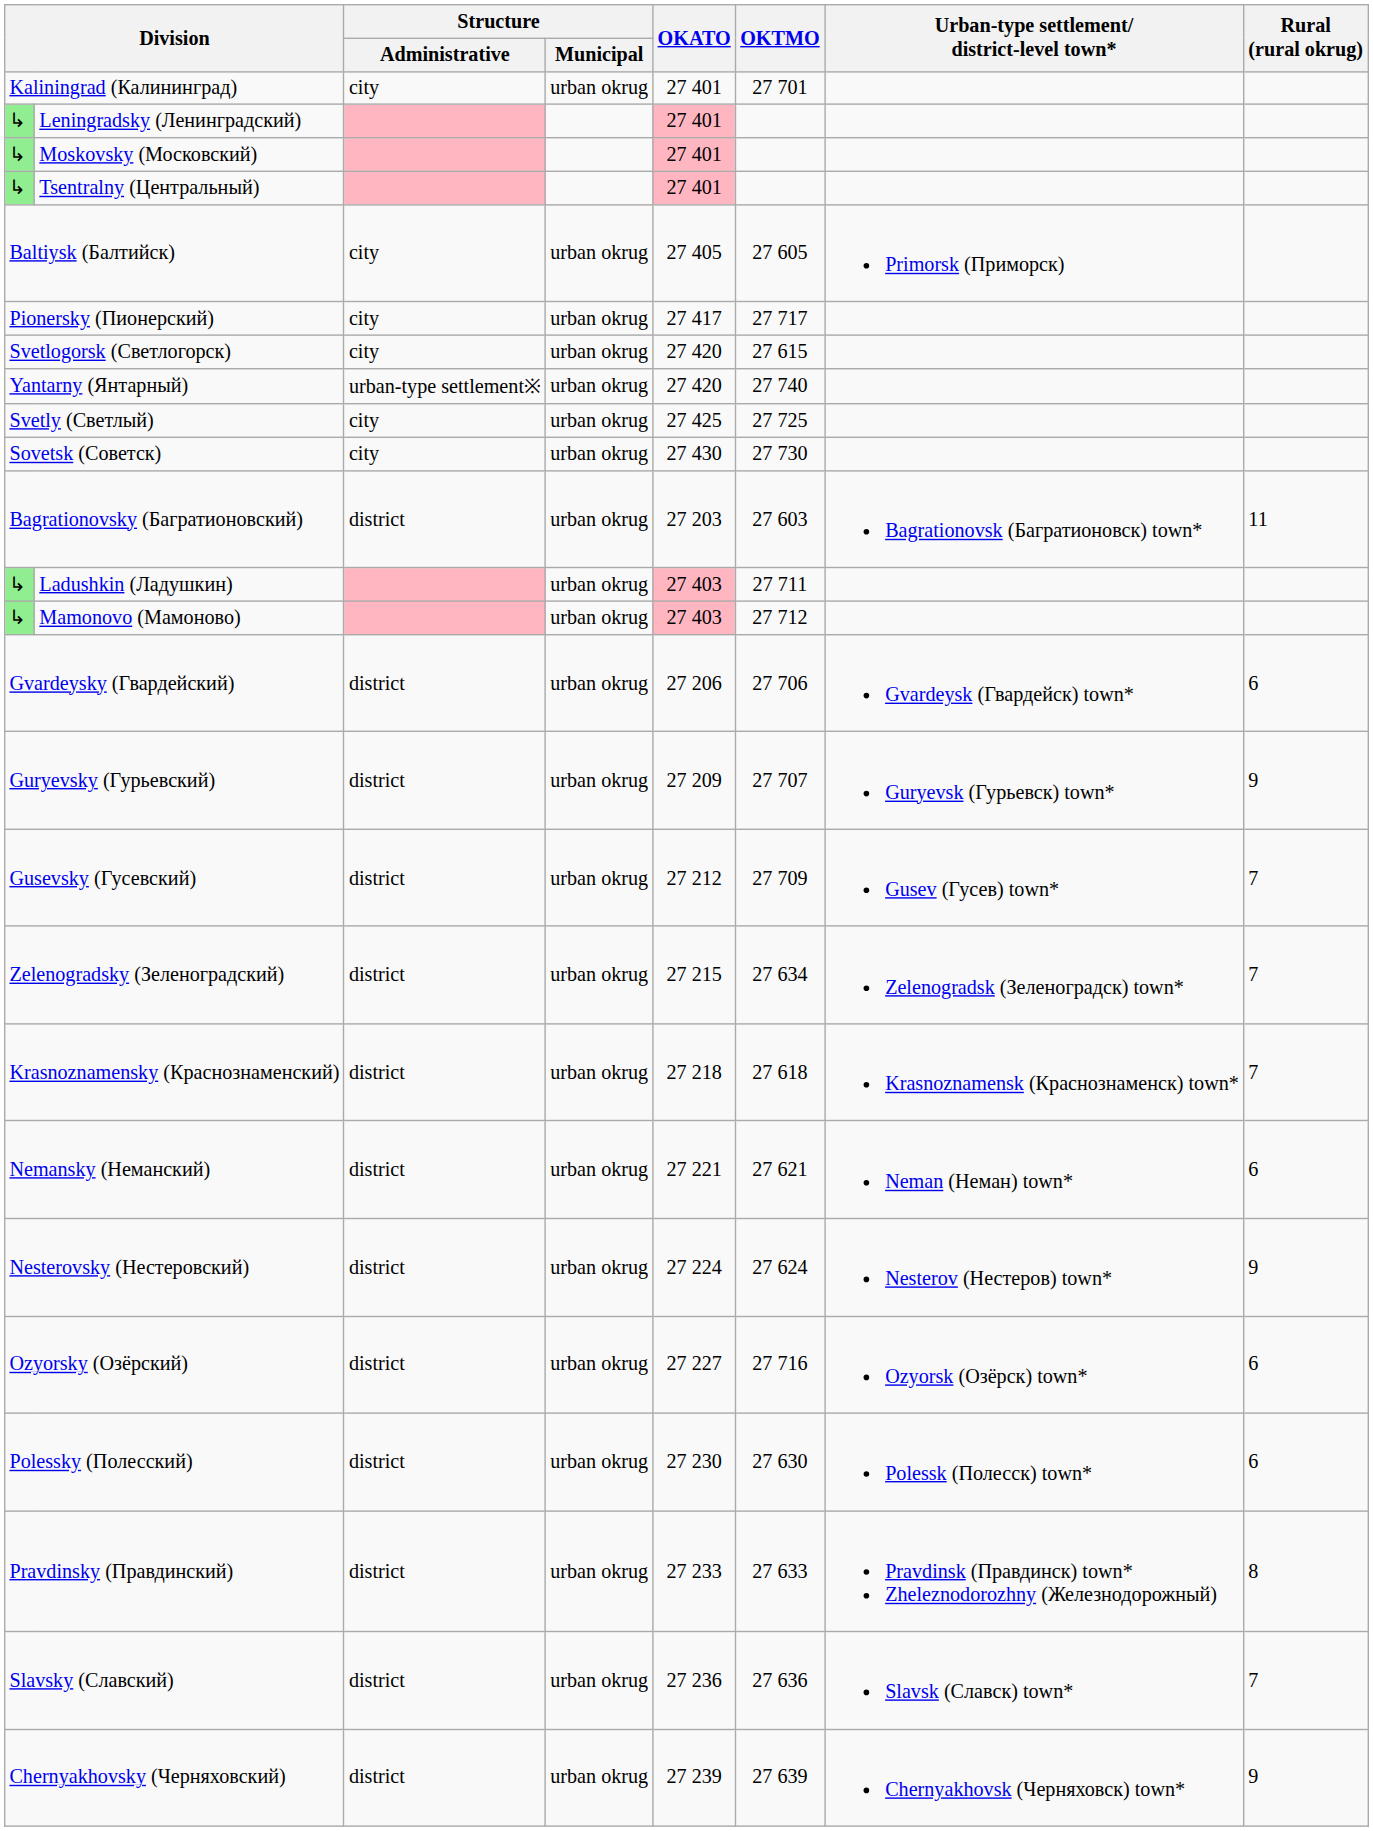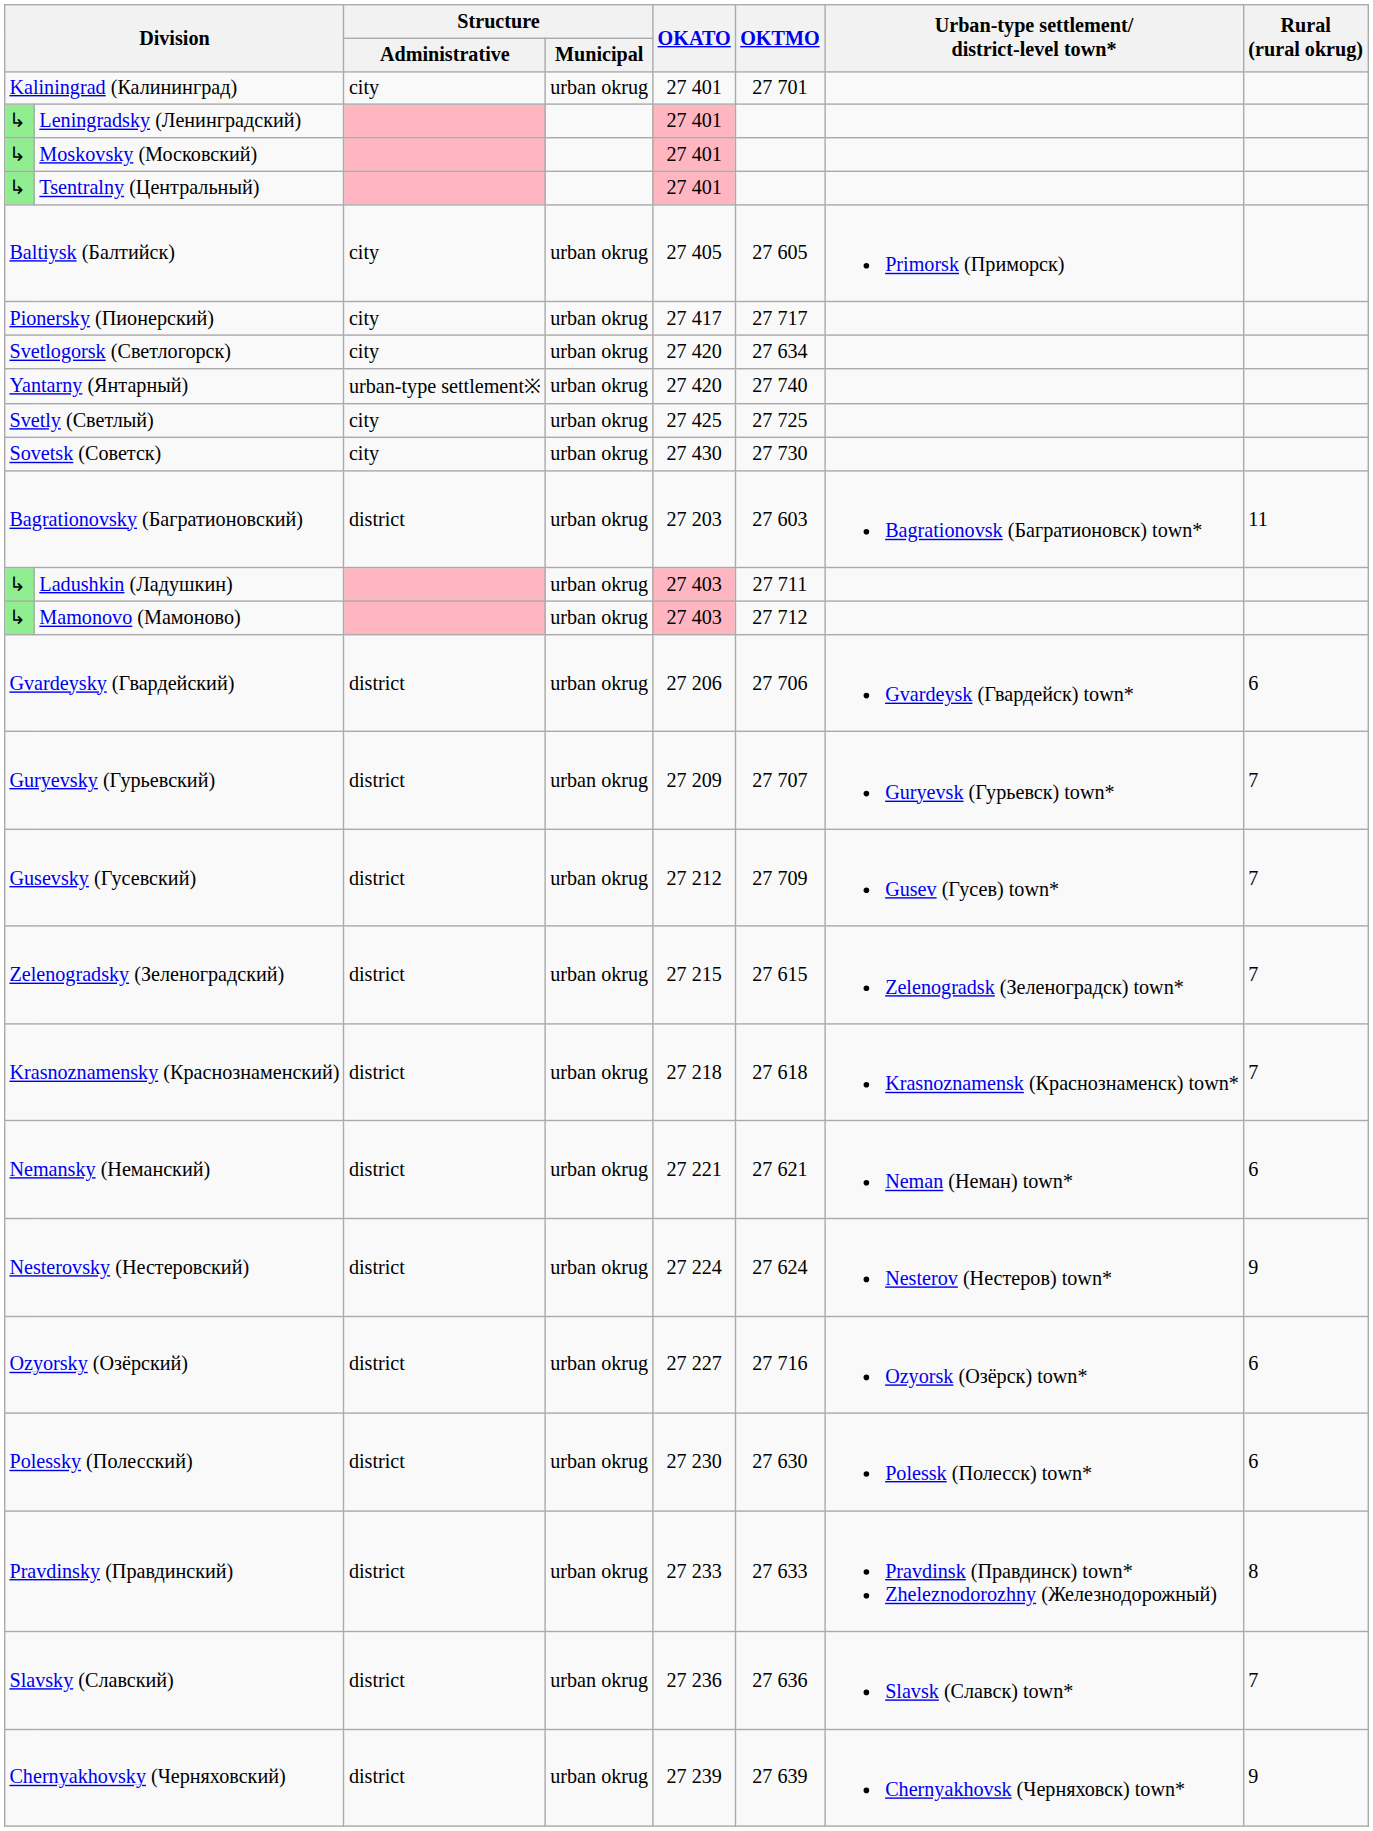(780, 351) 27 615 -> (780, 351) 27 634
(1253, 780) 9 -> (1253, 780) 7
(780, 975) 27 634 -> (780, 975) 27 615
